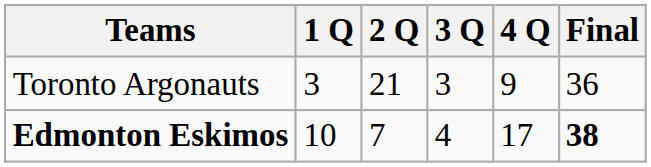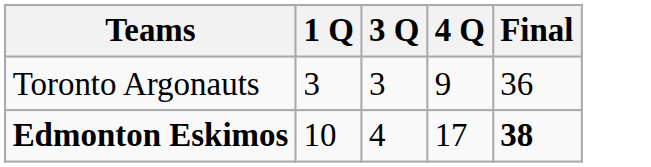- column: (394, 30)
